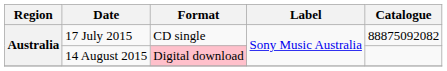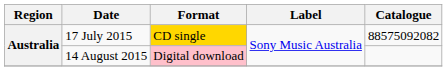(179, 35) no background -> (179, 35) gold background
(404, 35) 88875092082 -> (404, 35) 88575092082
